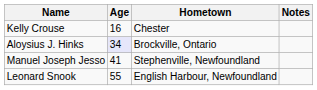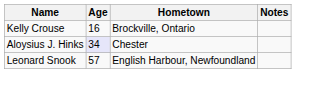(152, 29) Chester -> (154, 29) Brockville, Ontario
(175, 45) Brockville, Ontario -> (130, 45) Chester
- row: (56, 61)
(116, 77) 55 -> (94, 61) 57
